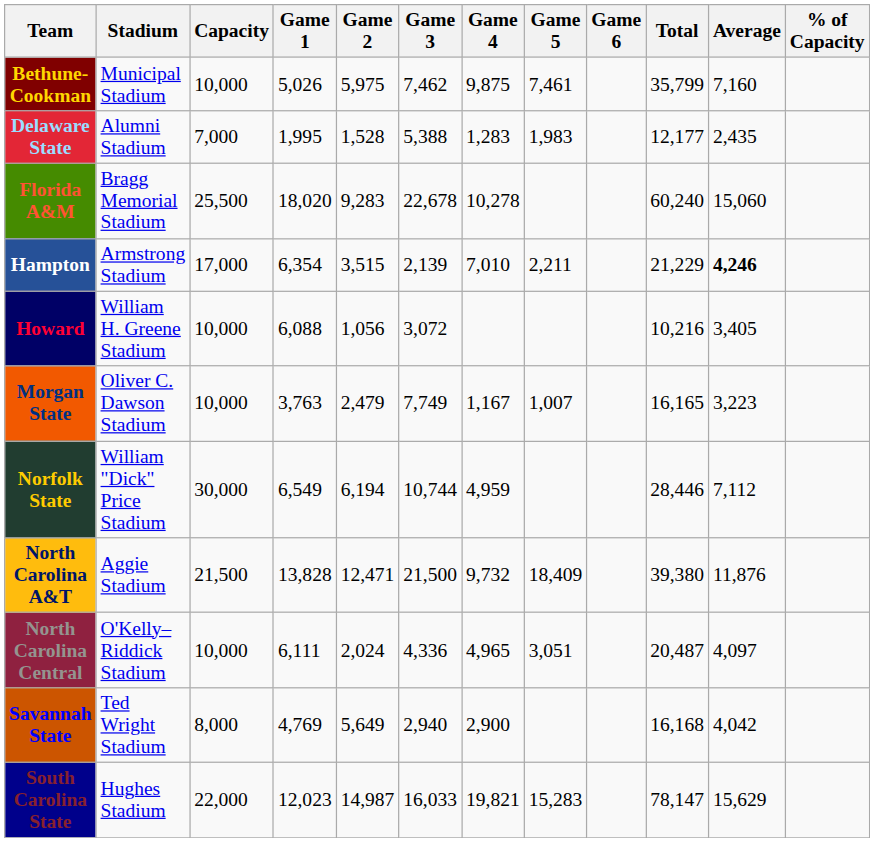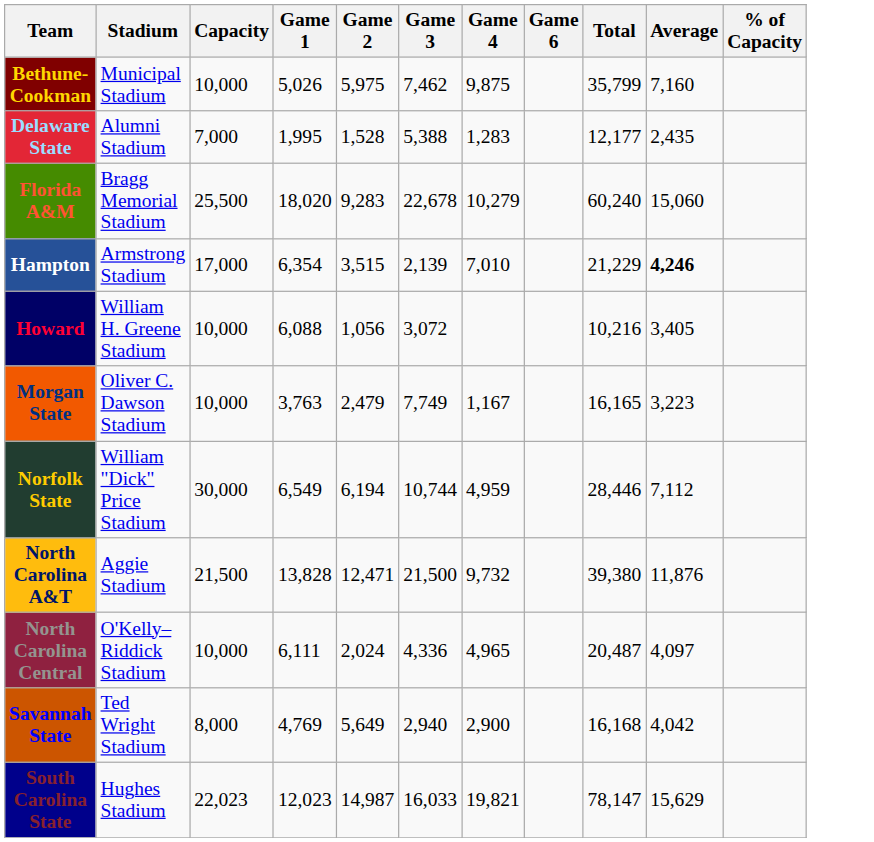- column: (556, 30)
(493, 200) 10,278 -> (493, 200) 10,279
(221, 799) 22,000 -> (221, 799) 22,023
